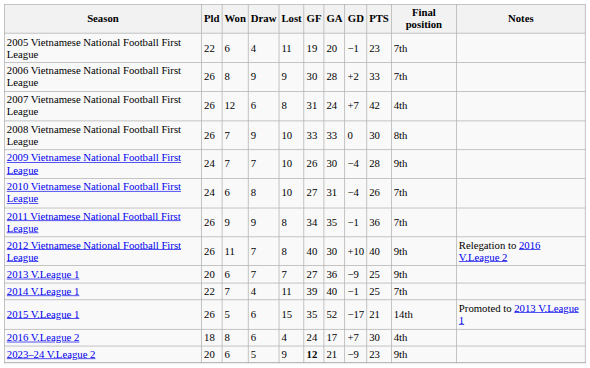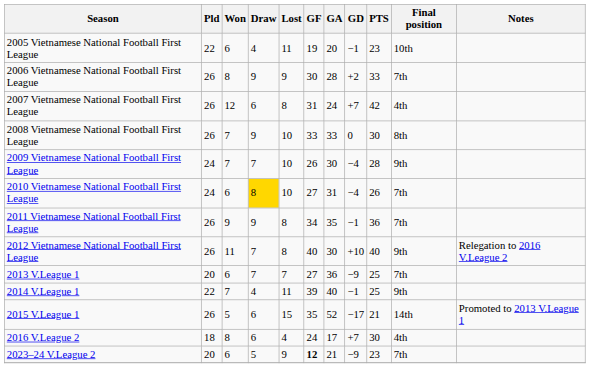(401, 48) 7th -> (403, 48) 10th
(254, 193) no background -> (254, 193) gold background
(401, 274) 9th -> (401, 274) 7th
(401, 291) 7th -> (401, 291) 9th
(401, 354) 9th -> (401, 354) 7th
